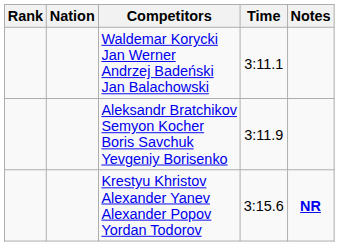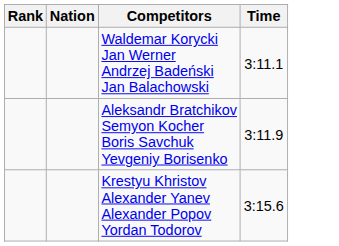- column: (311, 16)
